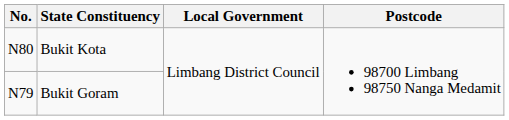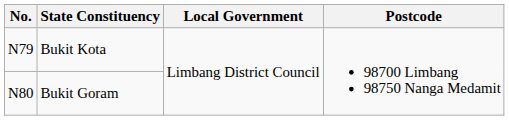(21, 49) N80 -> (21, 49) N79
(21, 93) N79 -> (21, 93) N80
